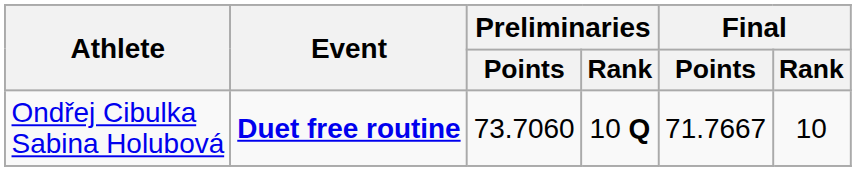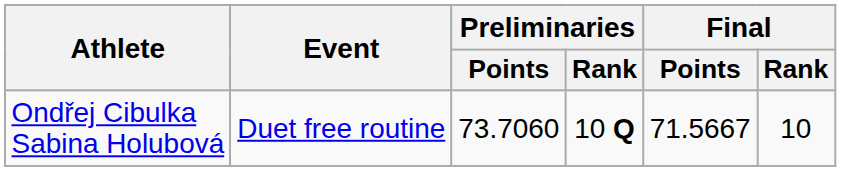(349, 129) bold -> (341, 129) normal
(716, 129) 71.7667 -> (700, 129) 71.5667
